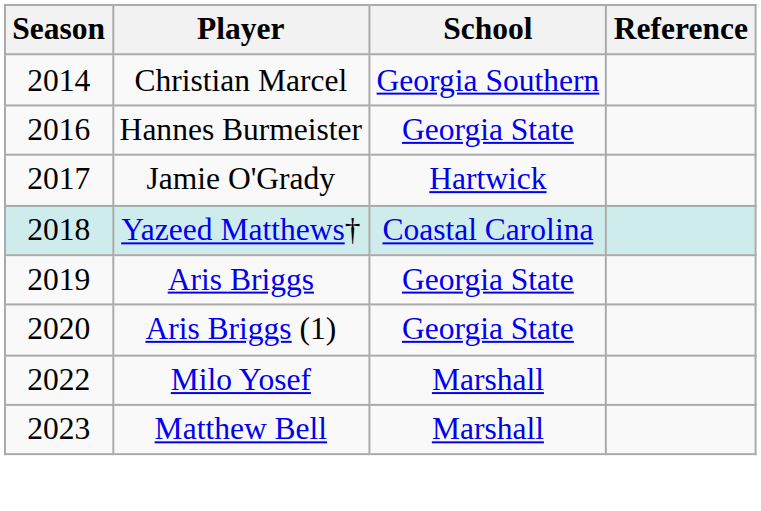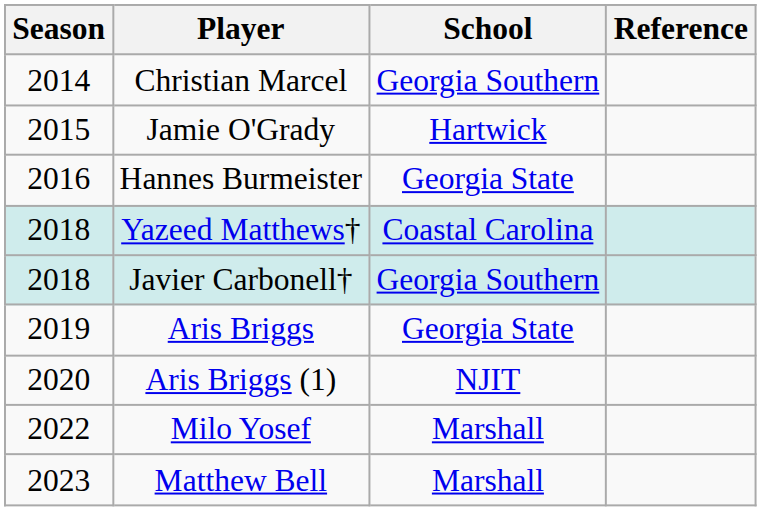+ row: (59, 129)
- row: (59, 179)
+ row: (59, 279)
(488, 329) Georgia State -> (488, 379) NJIT
